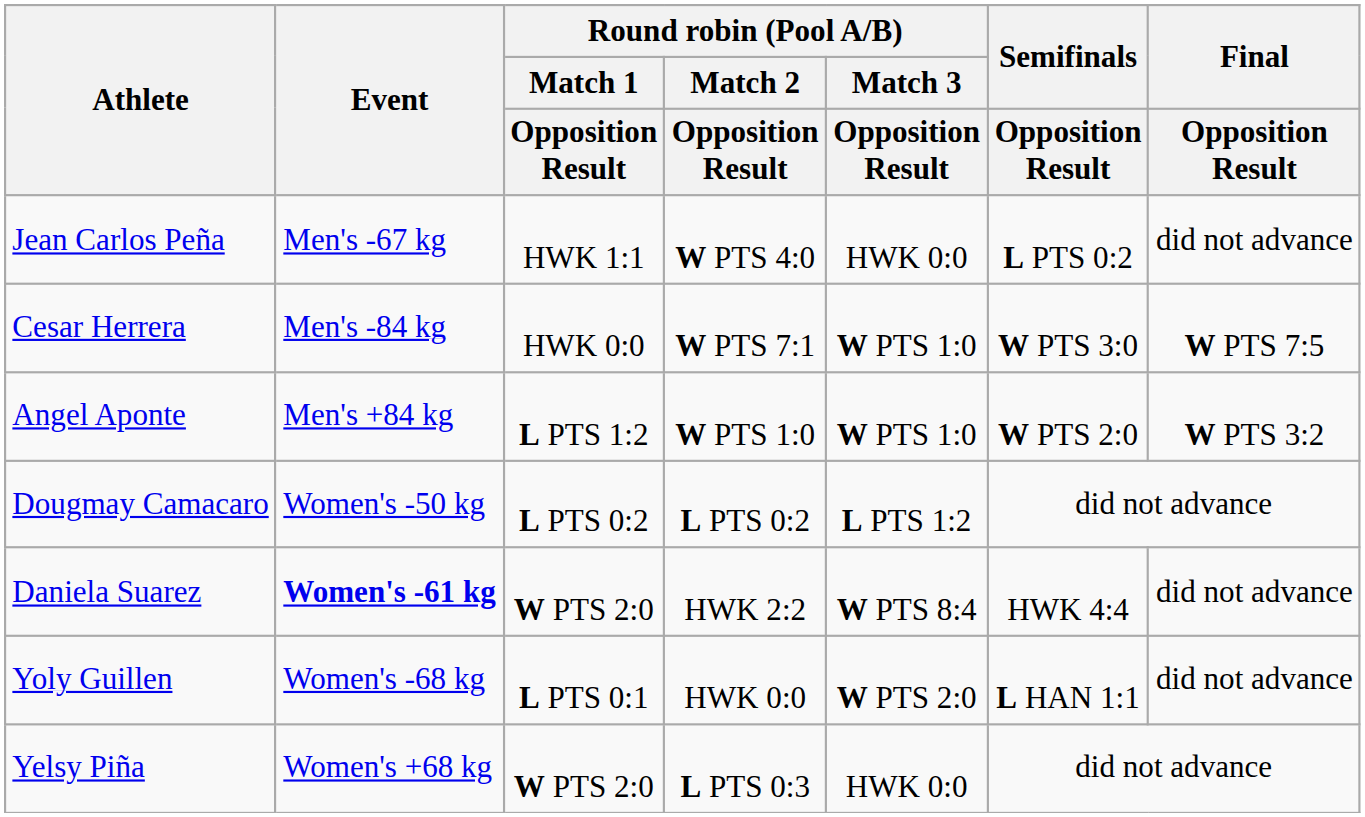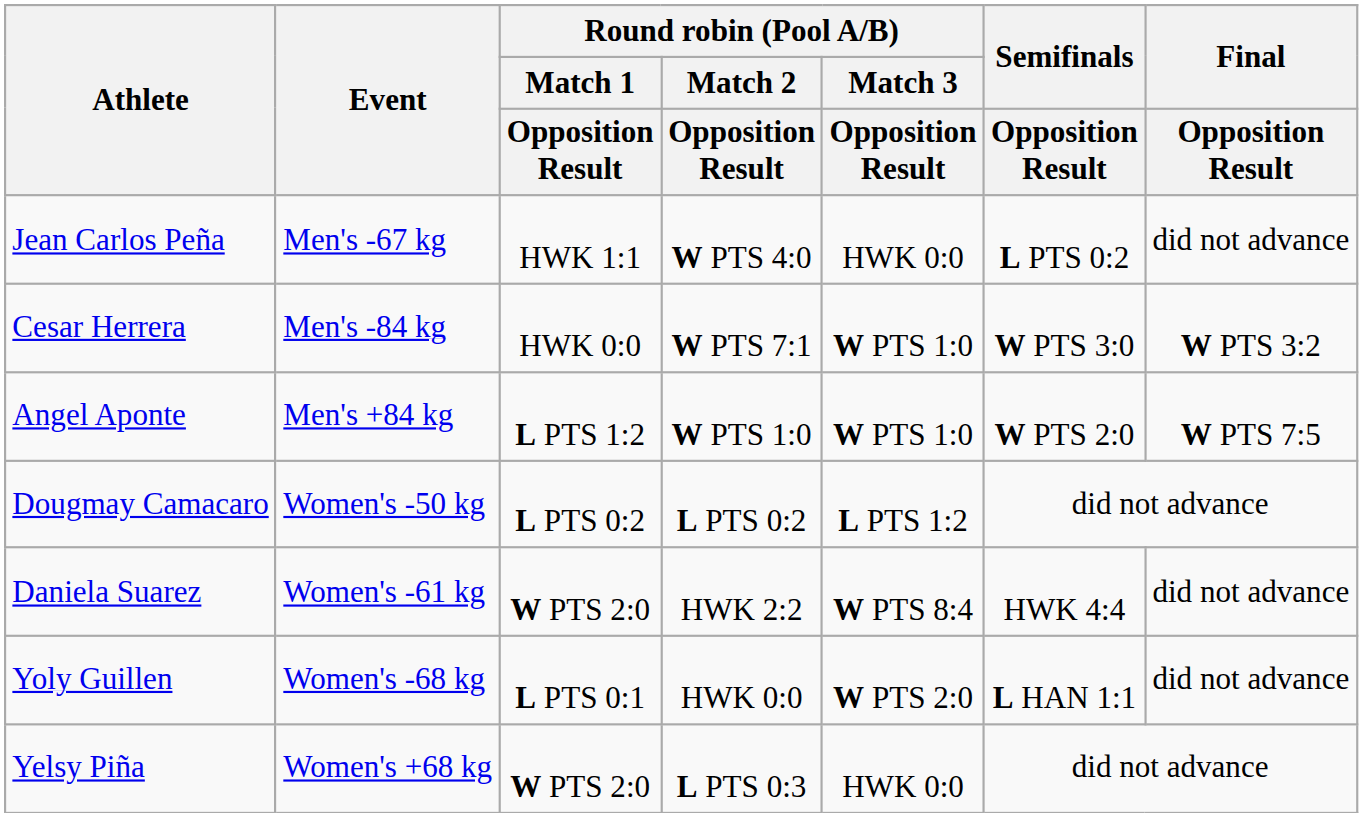(1254, 345) W PTS 7:5 -> (1251, 345) W PTS 3:2
(1254, 433) W PTS 3:2 -> (1251, 433) W PTS 7:5
(390, 591) bold -> (384, 591) normal
